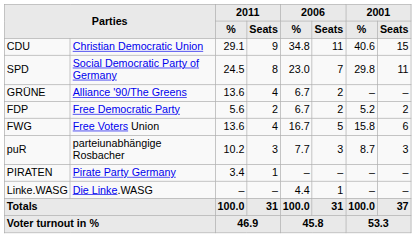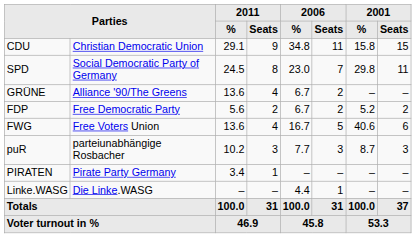(365, 47) 40.6 -> (365, 47) 15.8
(365, 127) 15.8 -> (365, 127) 40.6
